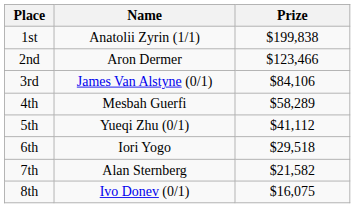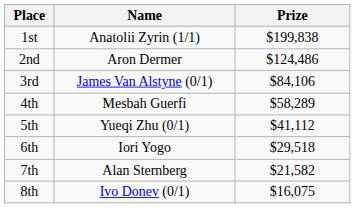(292, 59) $123,466 -> (292, 59) $124,486
